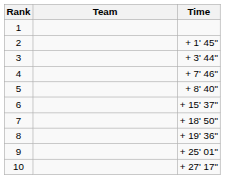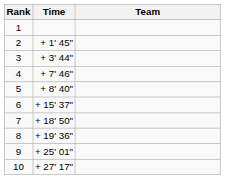columns swapped: (105, 12) <-> (199, 12)
